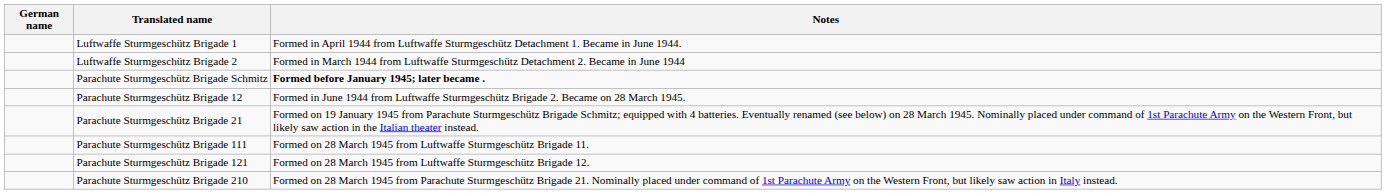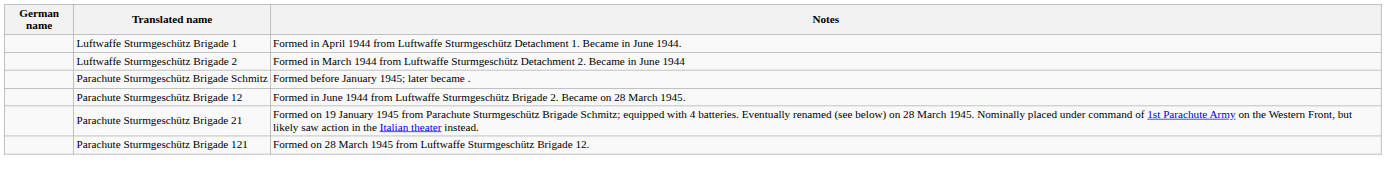(379, 79) bold -> (372, 79) normal
- row: (162, 145)
- row: (162, 180)
